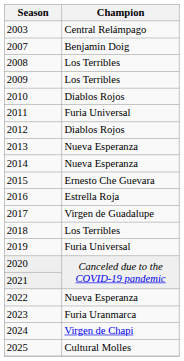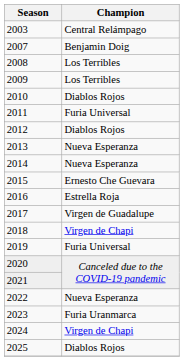(92, 230) Los Terribles -> (99, 230) Virgen de Chapi
(98, 347) Cultural Molles -> (95, 347) Diablos Rojos
